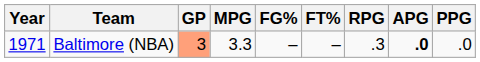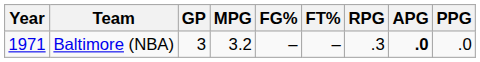(201, 44) lightsalmon background -> (201, 44) no background
(240, 44) 3.3 -> (240, 44) 3.2
